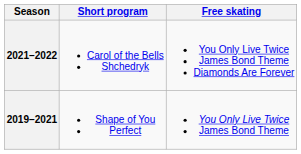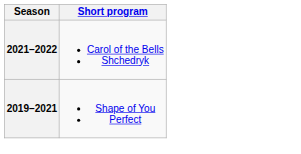- column: (231, 12)
